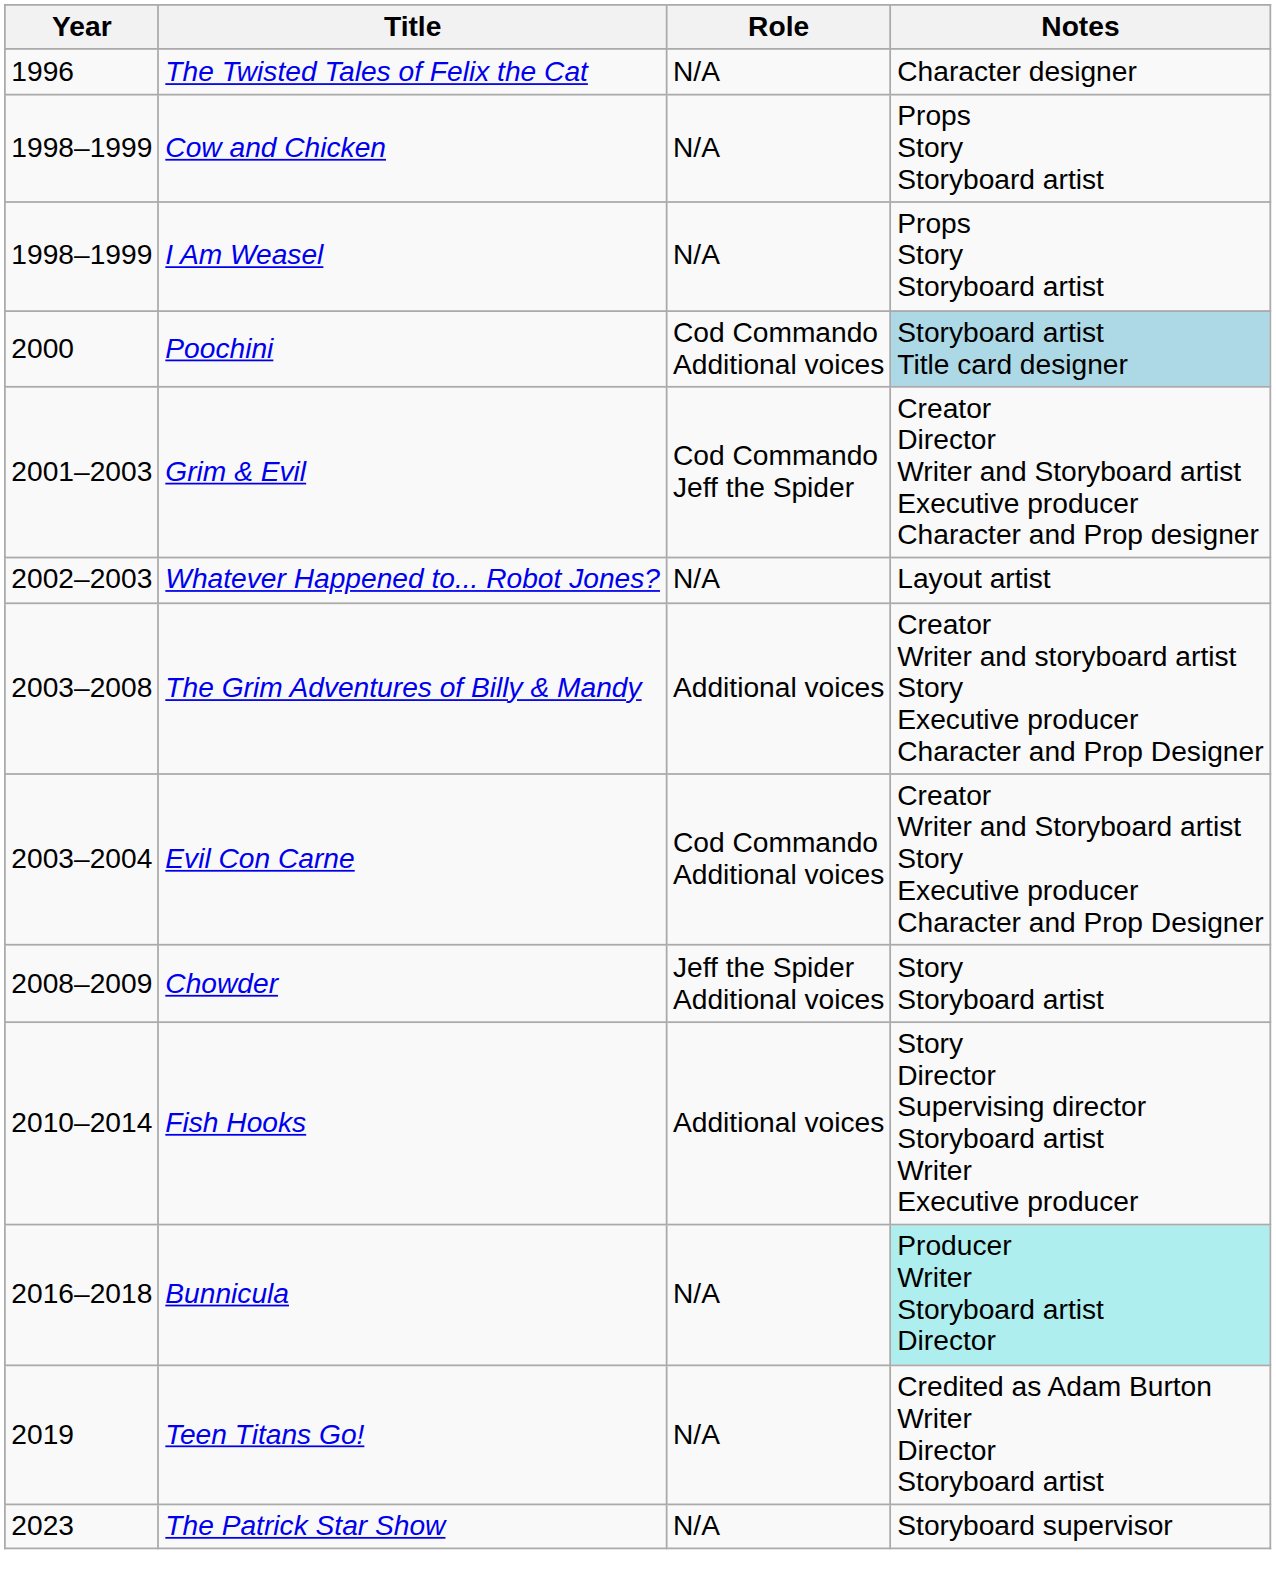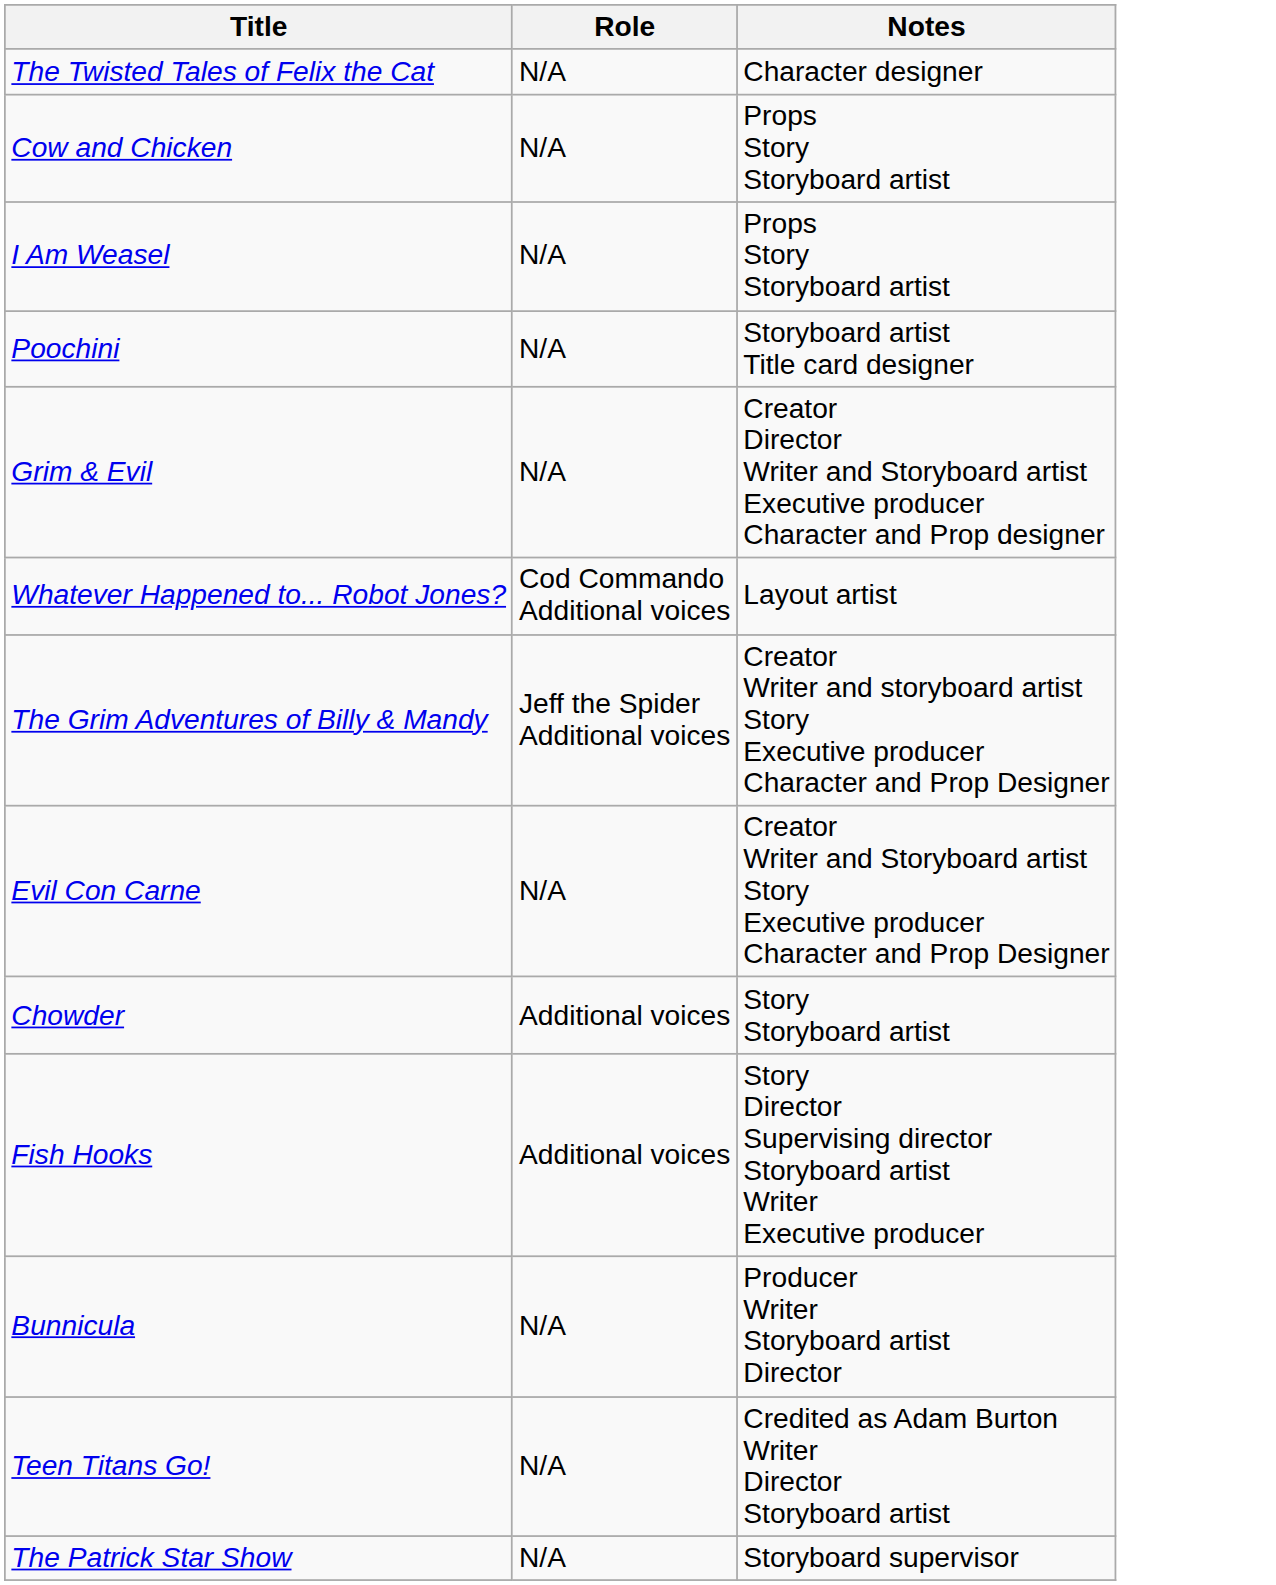- column: (82, 26)
(779, 348) Cod Commando Additional voices -> (542, 348) N/A
(1013, 348) lightblue background -> (859, 348) no background
(775, 471) Cod Commando Jeff the Spider -> (542, 471) N/A
(696, 579) N/A -> (625, 595) Cod Commando Additional voices
(779, 687) Additional voices -> (625, 719) Jeff the Spider Additional voices
(779, 859) Cod Commando Additional voices -> (542, 890) N/A
(779, 983) Jeff the Spider Additional voices -> (625, 1014) Additional voices
(1001, 1294) paleturquoise background -> (847, 1325) no background
